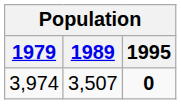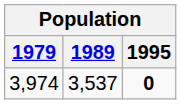(93, 83) 3,507 -> (93, 83) 3,537
